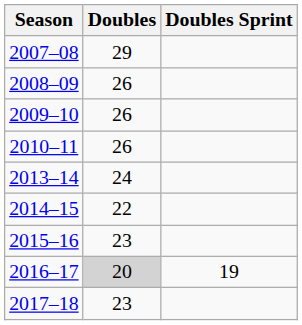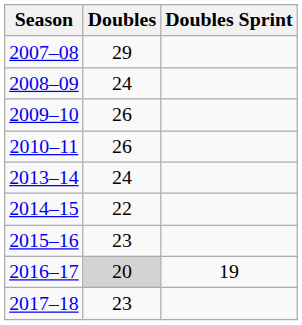(122, 83) 26 -> (122, 83) 24
